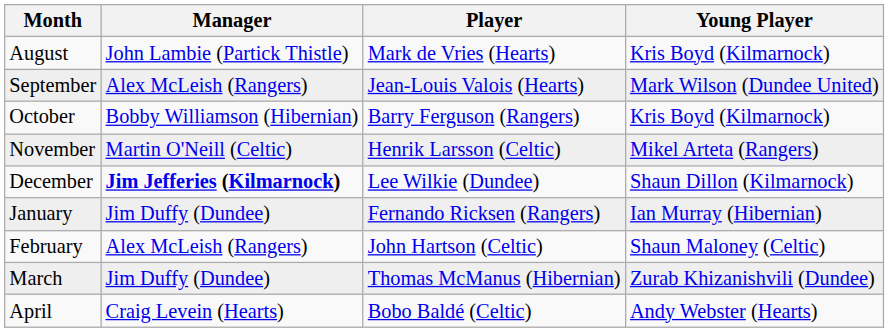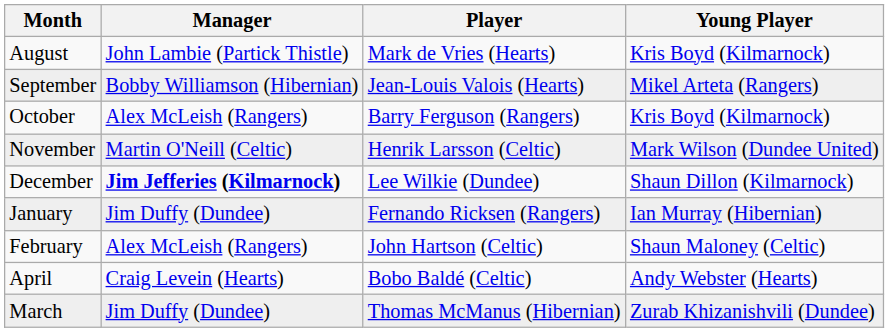(207, 85) Alex McLeish (Rangers) -> (232, 85) Bobby Williamson (Hibernian)
(754, 85) Mark Wilson (Dundee United) -> (724, 85) Mikel Arteta (Rangers)
(232, 117) Bobby Williamson (Hibernian) -> (207, 117) Alex McLeish (Rangers)
(724, 149) Mikel Arteta (Rangers) -> (754, 149) Mark Wilson (Dundee United)
rows swapped: (36, 278) <-> (31, 310)
